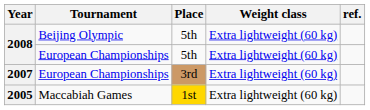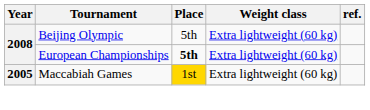(189, 54) normal -> (189, 54) bold
- row: (20, 74)
